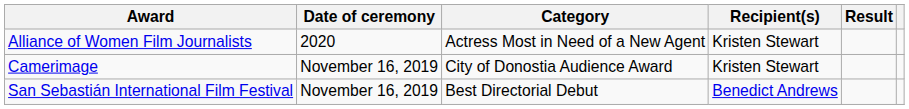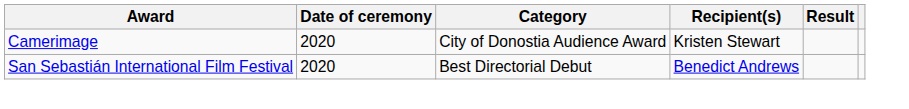- row: (130, 41)
(369, 66) November 16, 2019 -> (318, 41) 2020
(369, 91) November 16, 2019 -> (318, 66) 2020
